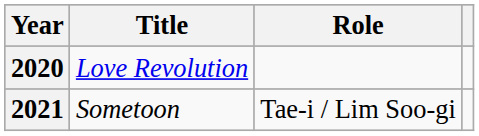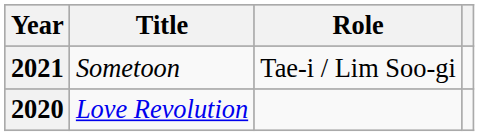rows swapped: (37, 67) <-> (37, 109)
